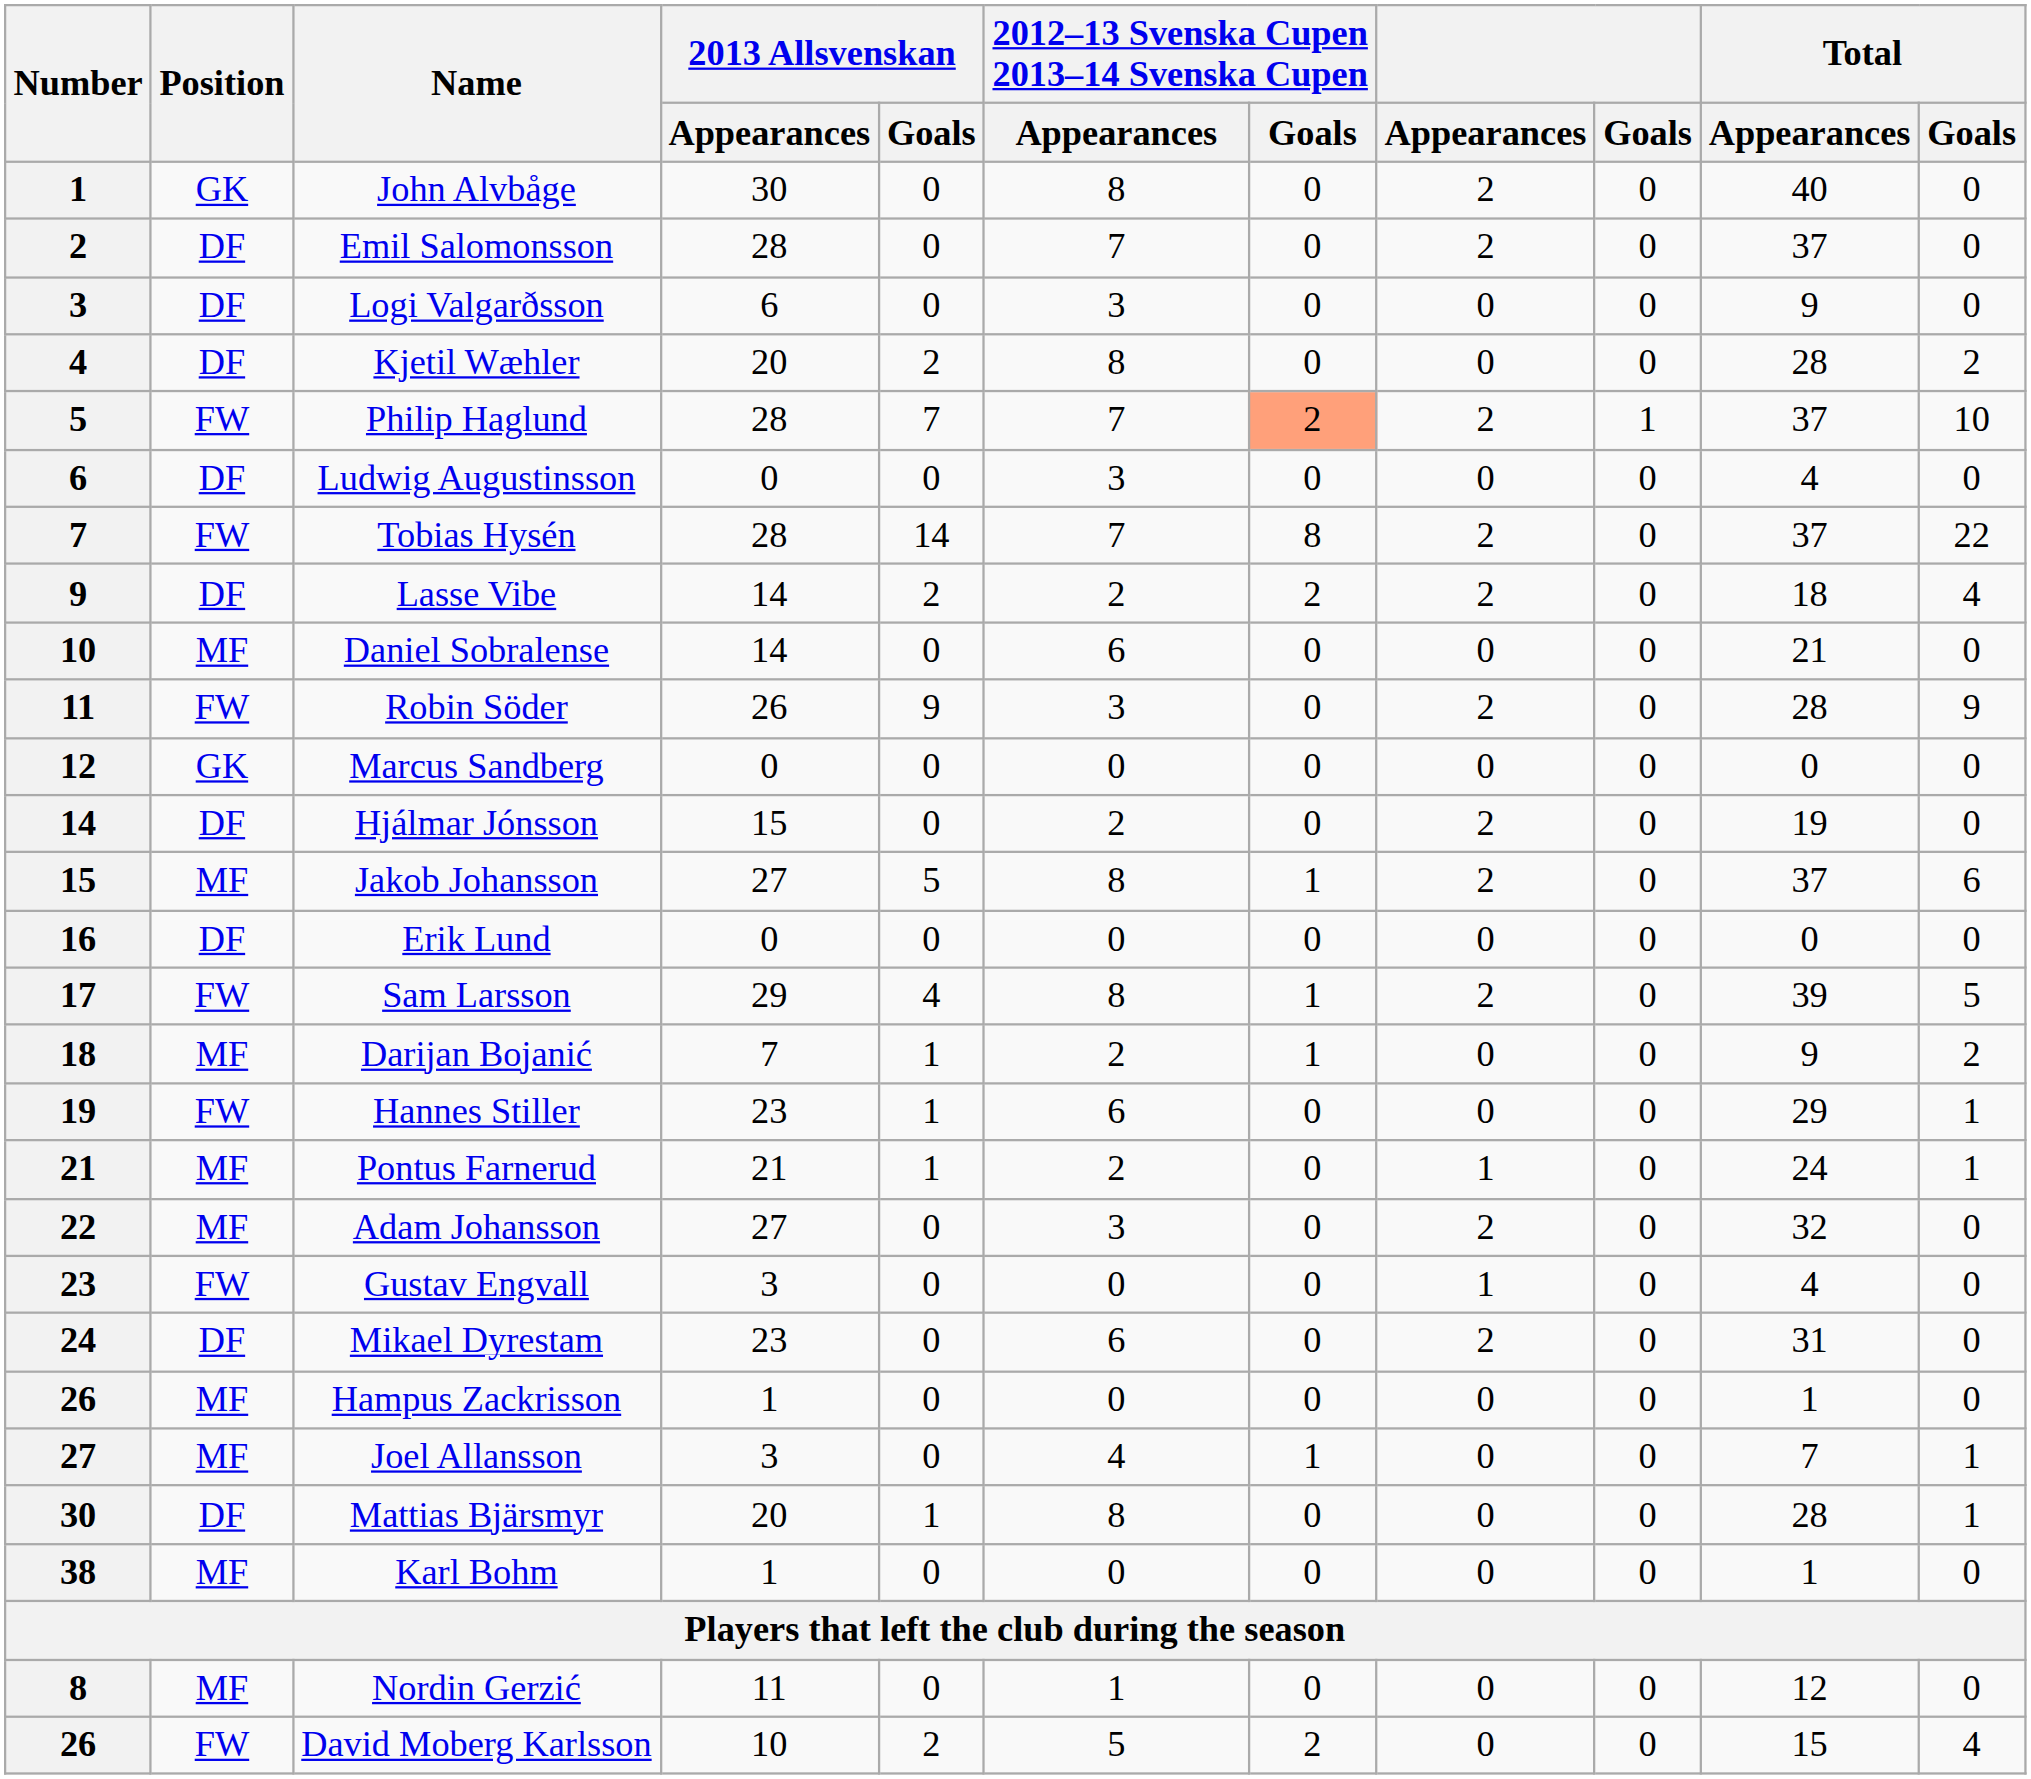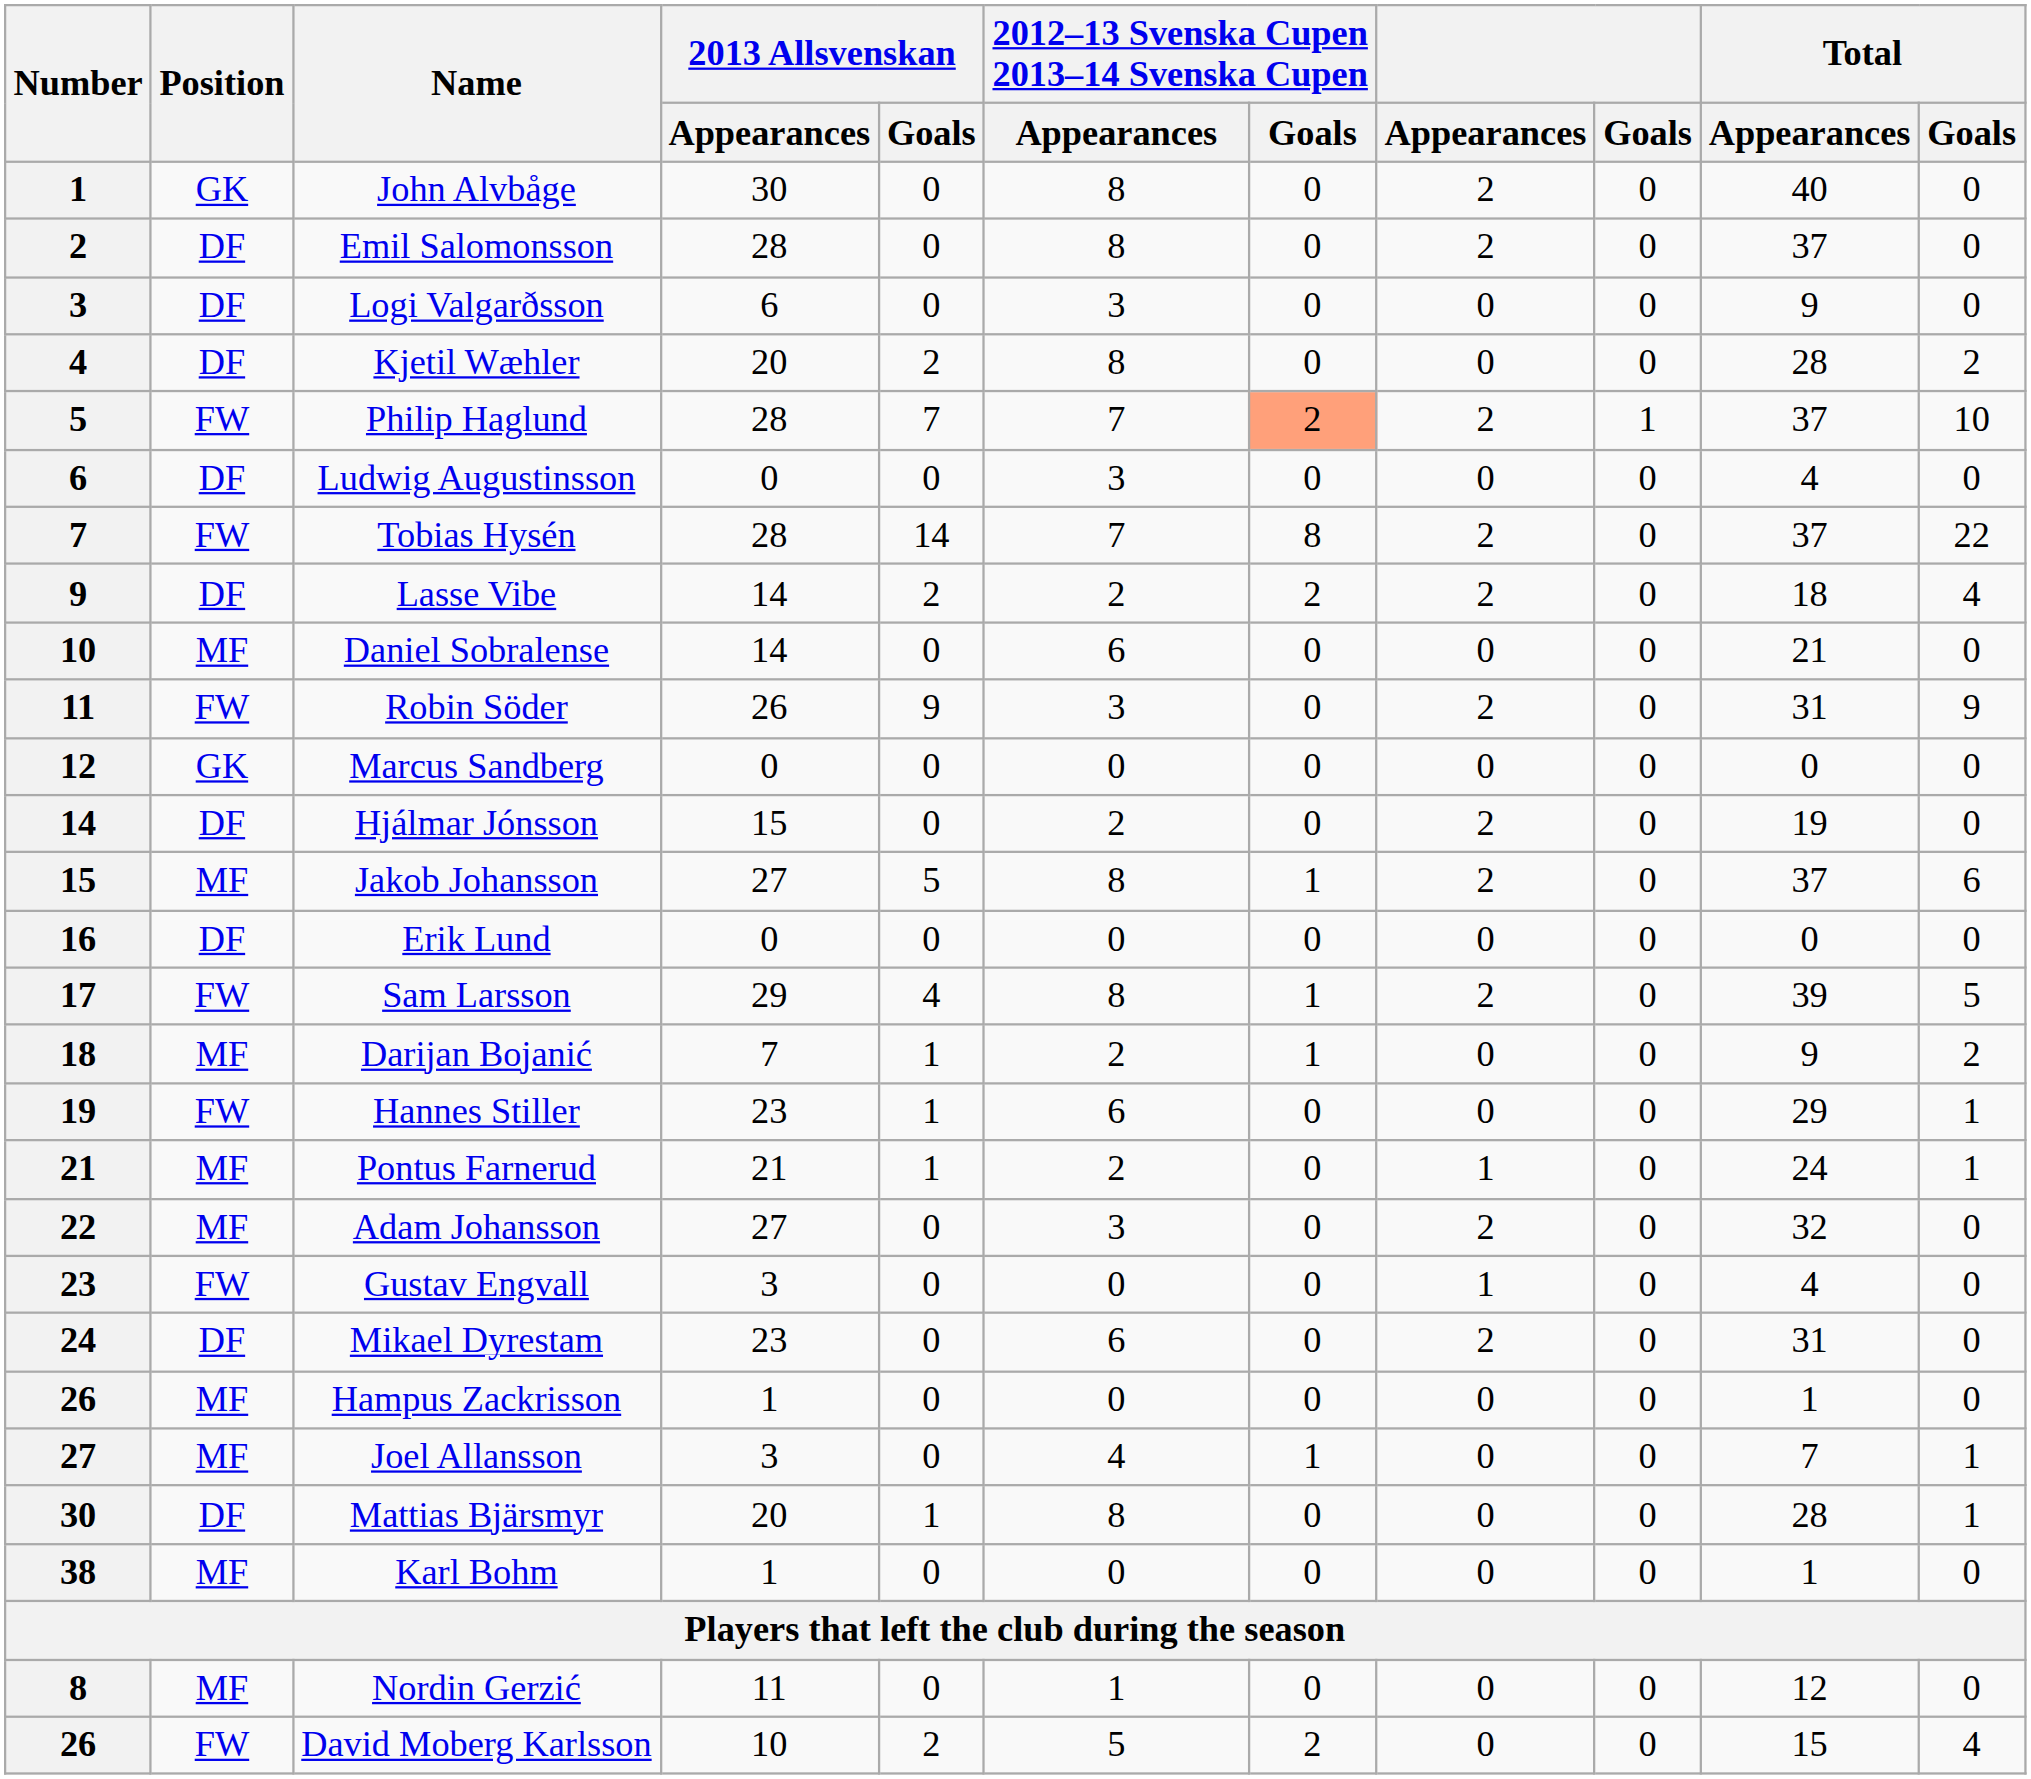(1116, 246) 7 -> (1116, 246) 8
(1810, 707) 28 -> (1810, 707) 31
